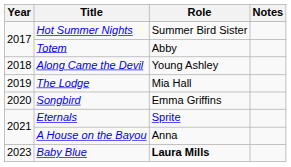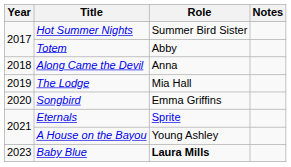(185, 65) Young Ashley -> (165, 65) Anna
(165, 135) Anna -> (185, 135) Young Ashley
